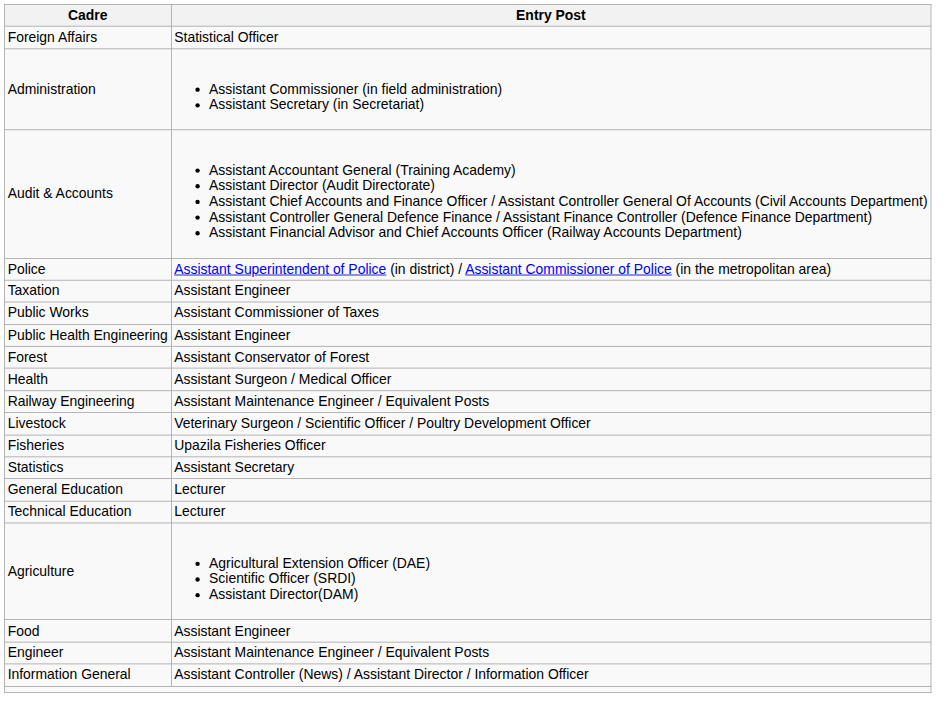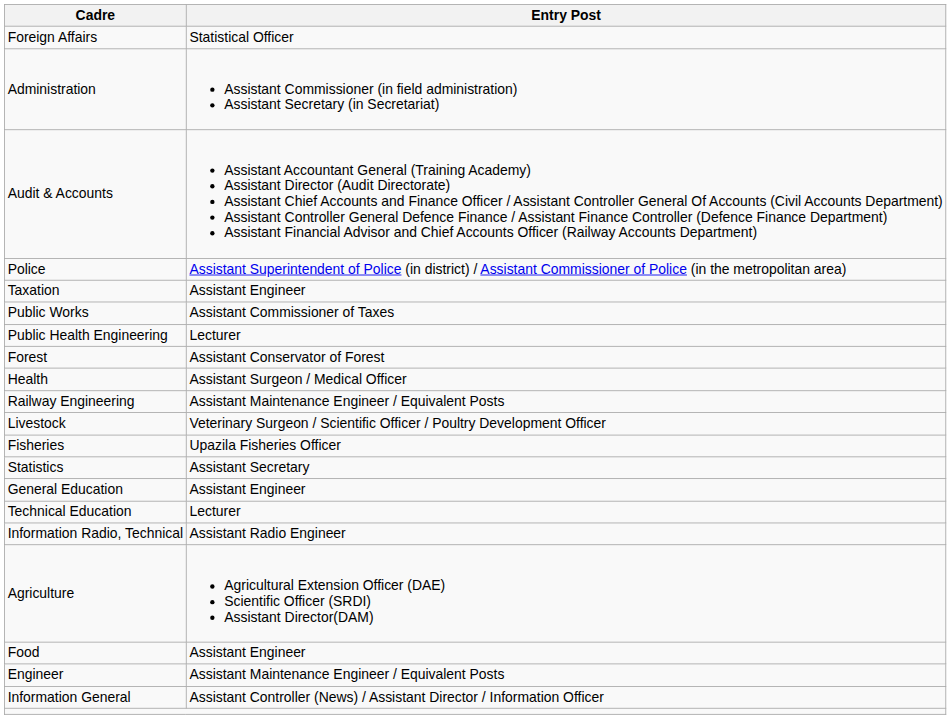(232, 335) Assistant Engineer -> (215, 335) Lecturer
(200, 489) Lecturer -> (247, 489) Assistant Engineer
+ row: (95, 534)
